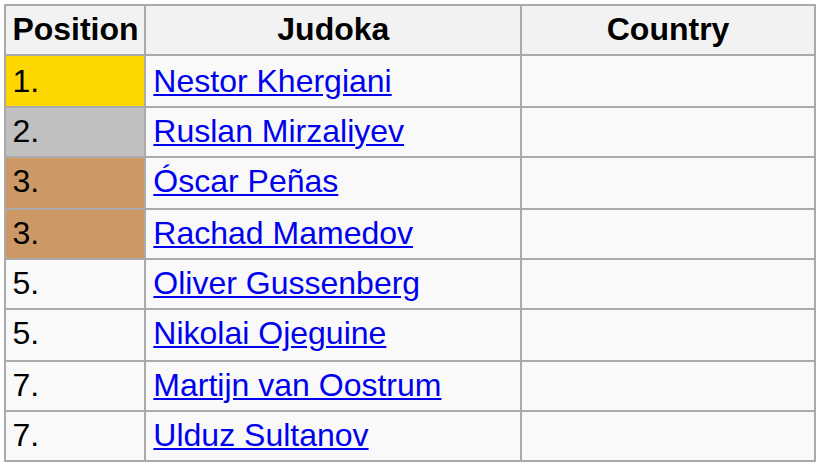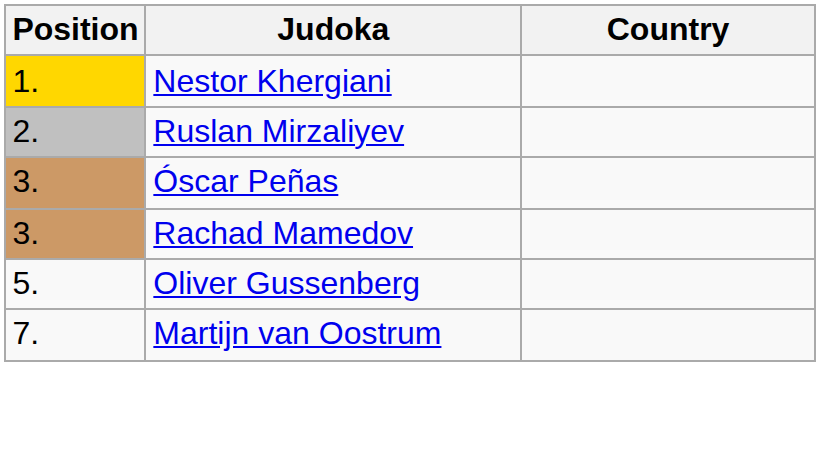- row: (270, 334)
- row: (261, 435)
